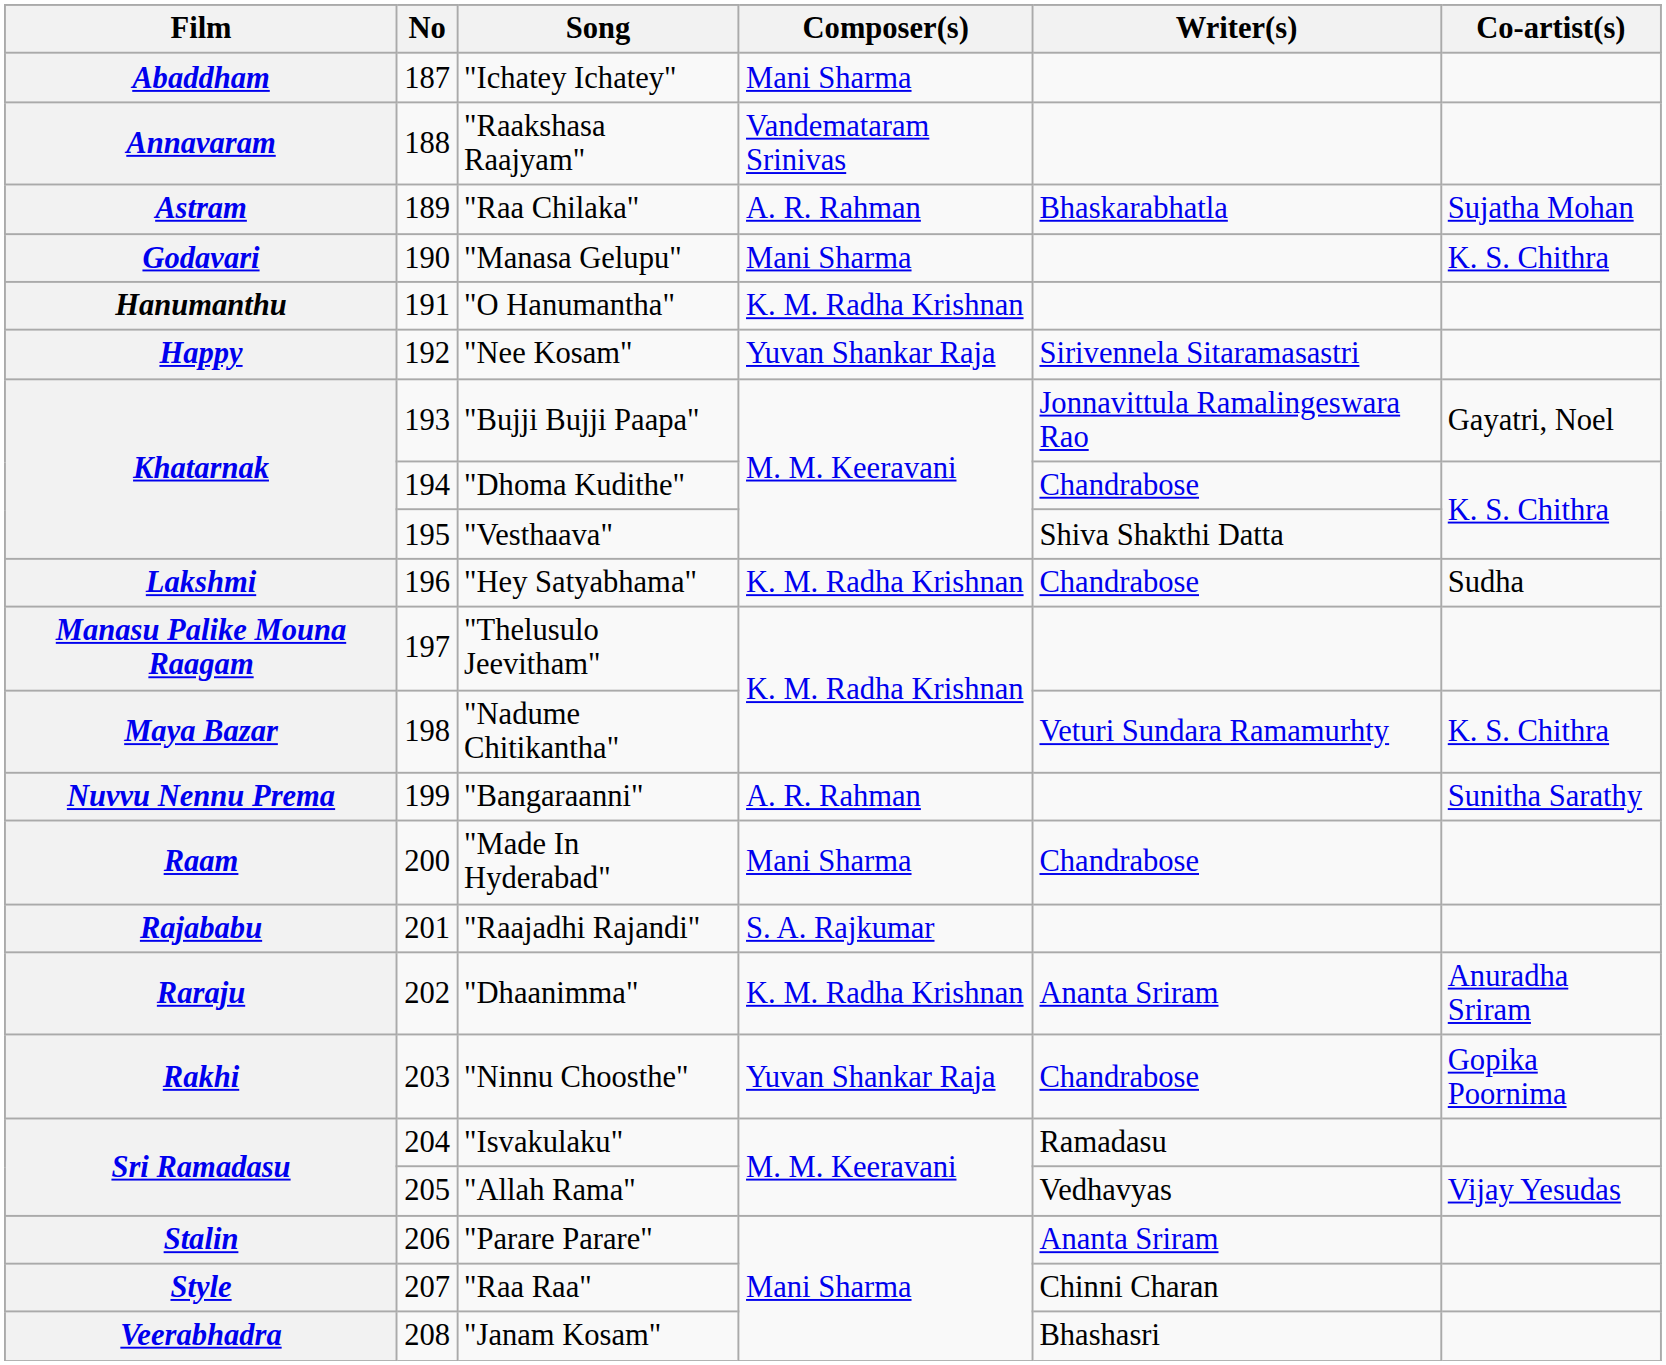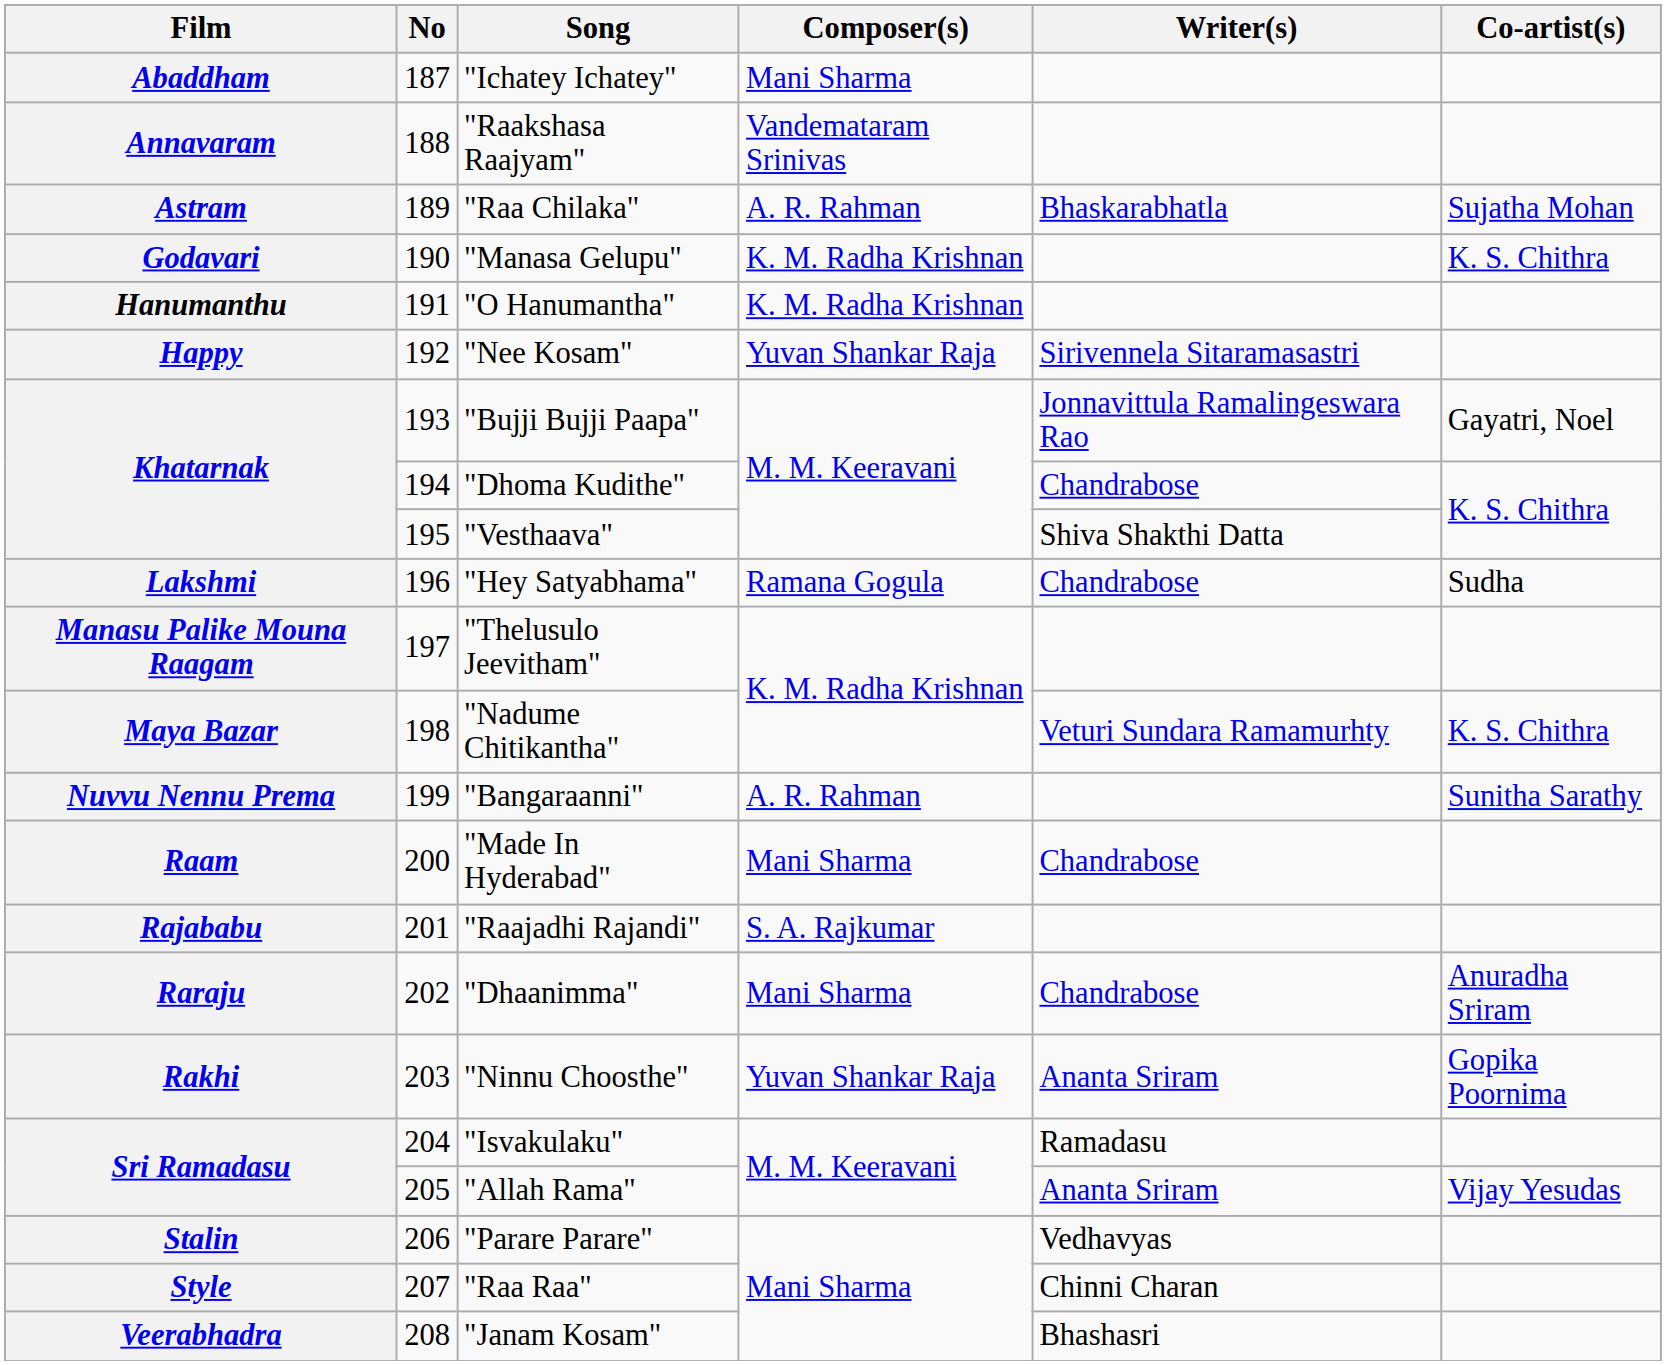(829, 256) Mani Sharma -> (885, 256) K. M. Radha Krishnan
(885, 582) K. M. Radha Krishnan -> (845, 582) Ramana Gogula
(885, 993) K. M. Radha Krishnan -> (829, 993) Mani Sharma
(1129, 993) Ananta Sriram -> (1119, 993) Chandrabose
(1119, 1076) Chandrabose -> (1129, 1076) Ananta Sriram
(1106, 1190) Vedhavyas -> (1129, 1190) Ananta Sriram
(1129, 1238) Ananta Sriram -> (1106, 1238) Vedhavyas
